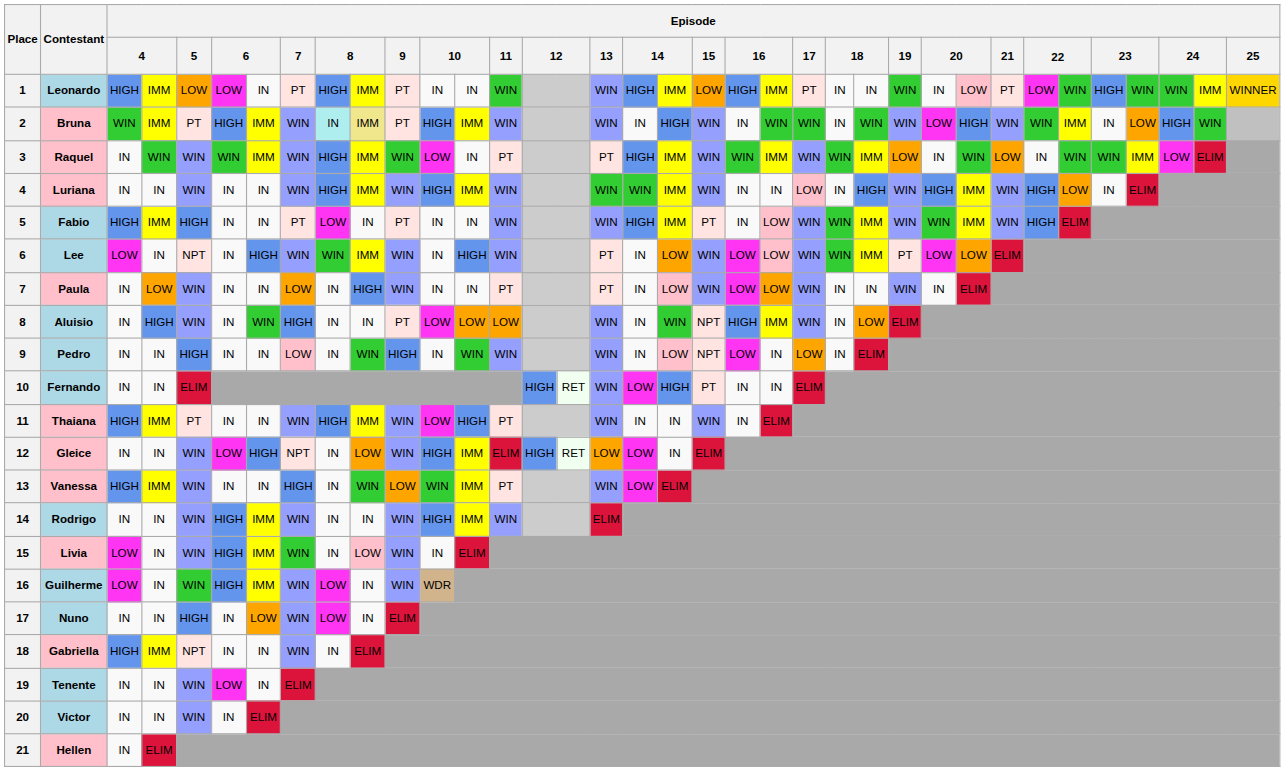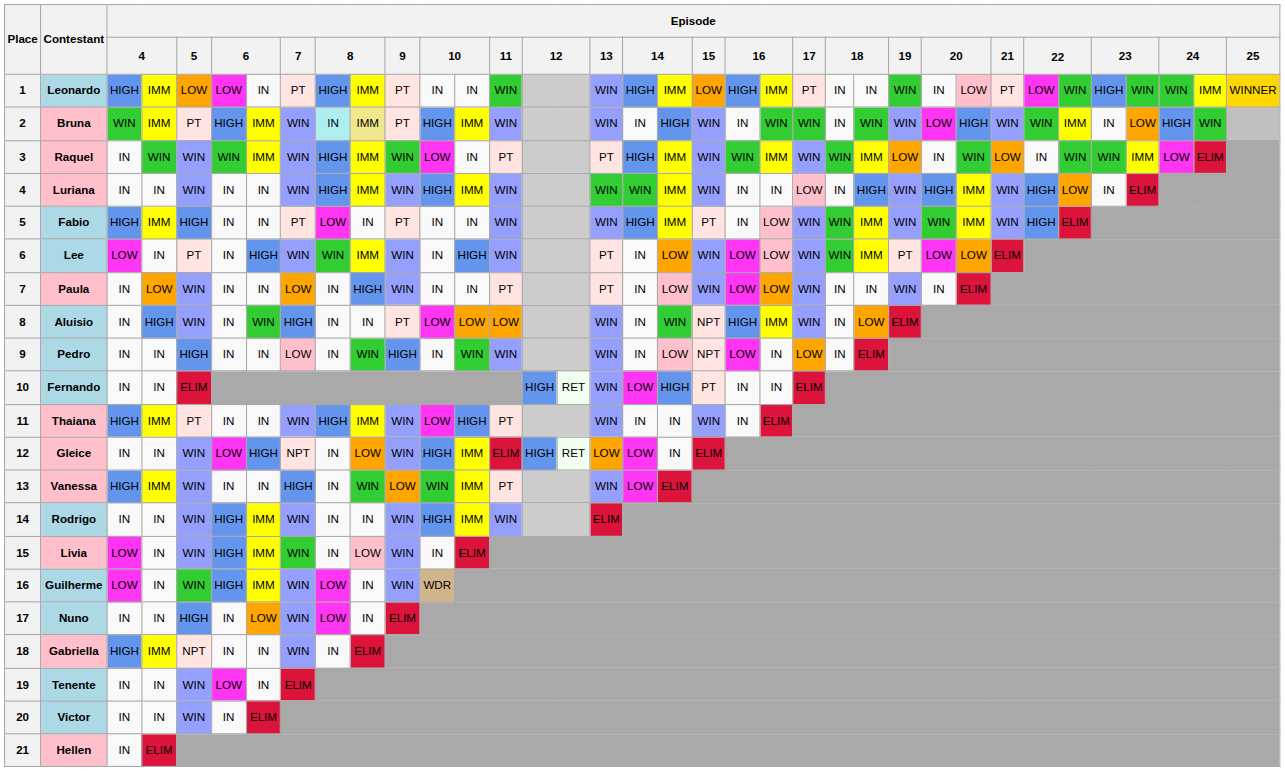(194, 255) NPT -> (194, 255) PT
